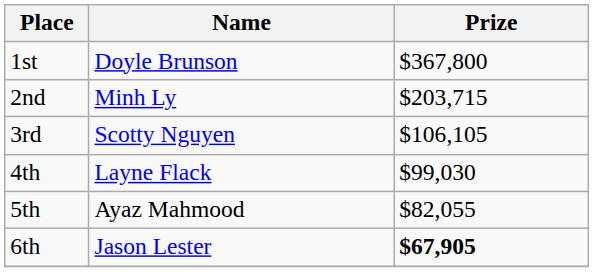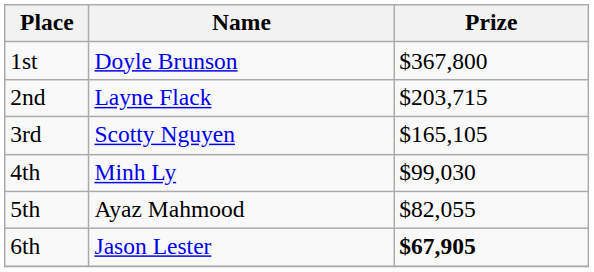(135, 97) Minh Ly -> (153, 97) Layne Flack
(443, 135) $106,105 -> (443, 135) $165,105
(153, 172) Layne Flack -> (135, 172) Minh Ly
